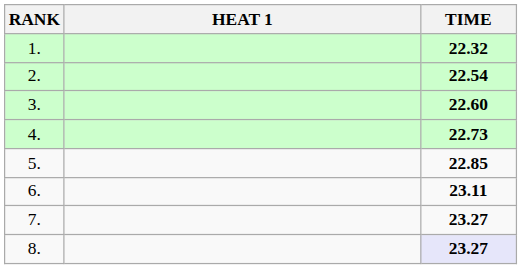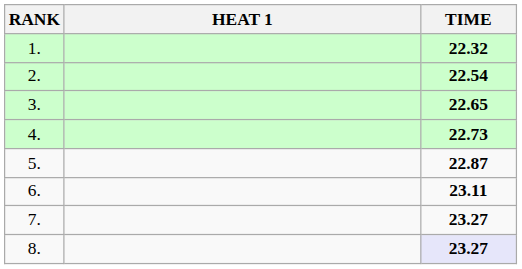(468, 105) 22.60 -> (468, 105) 22.65
(468, 162) 22.85 -> (468, 162) 22.87
